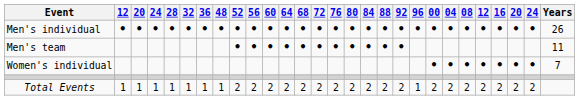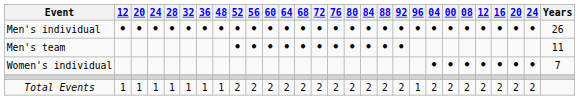columns swapped: (434, 12) <-> (451, 12)
